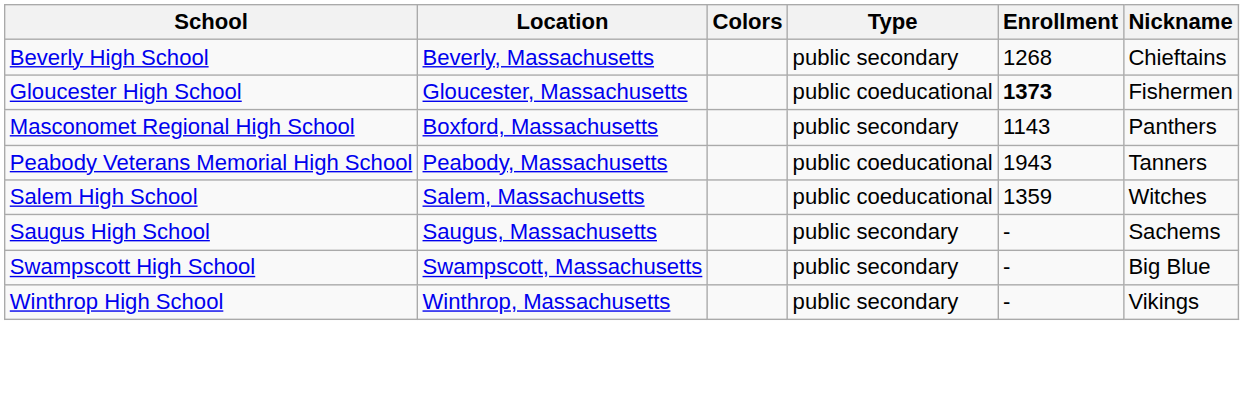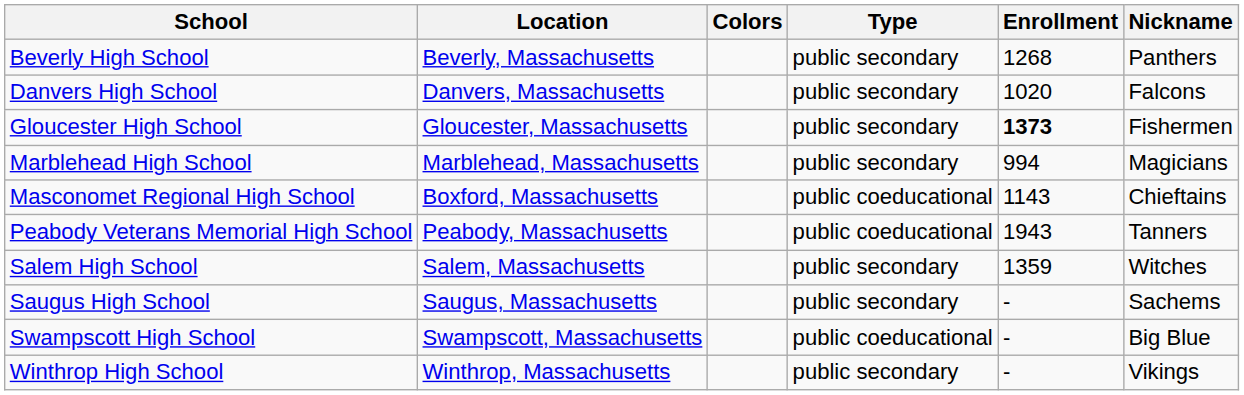(1177, 57) Chieftains -> (1173, 57) Panthers
+ row: (113, 92)
(893, 92) public coeducational -> (875, 127) public secondary
+ row: (131, 162)
(875, 127) public secondary -> (893, 197) public coeducational
(1173, 127) Panthers -> (1177, 197) Chieftains
(893, 197) public coeducational -> (875, 267) public secondary
(875, 267) public secondary -> (893, 337) public coeducational
